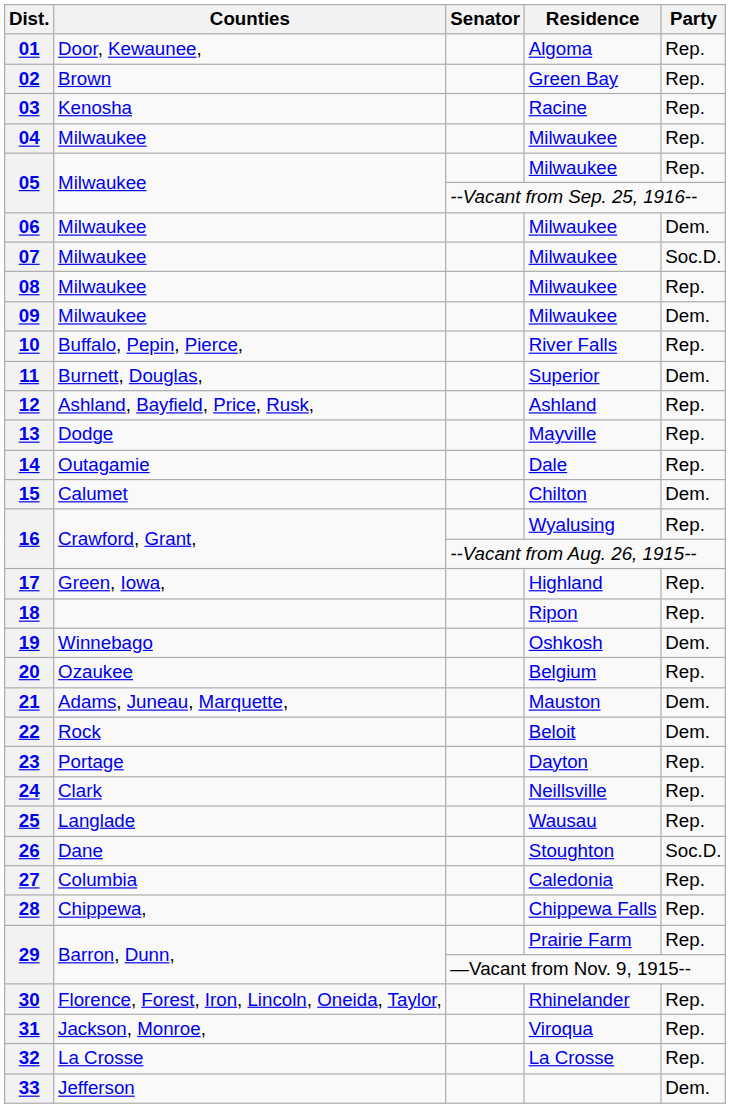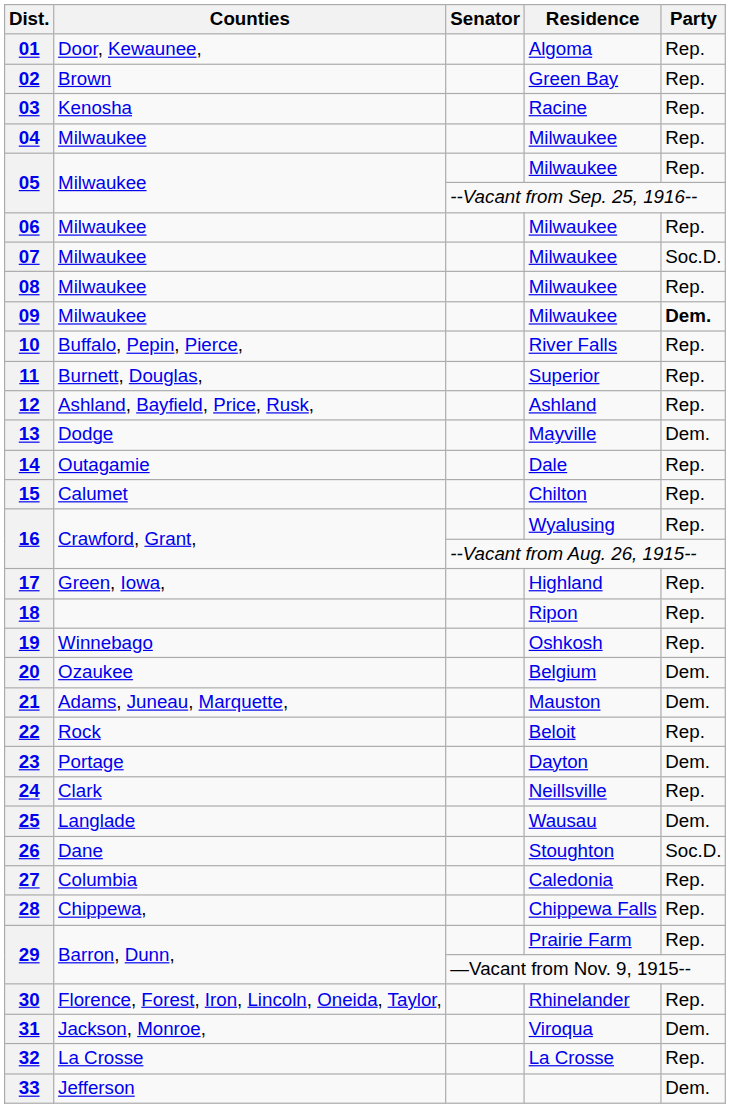(688, 227) Dem. -> (685, 227) Rep.
(688, 316) normal -> (688, 316) bold
(688, 375) Dem. -> (685, 375) Rep.
(685, 434) Rep. -> (688, 434) Dem.
(688, 494) Dem. -> (685, 494) Rep.
(688, 642) Dem. -> (685, 642) Rep.
(685, 672) Rep. -> (688, 672) Dem.
(688, 731) Dem. -> (685, 731) Rep.
(685, 761) Rep. -> (688, 761) Dem.
(685, 820) Rep. -> (688, 820) Dem.
(685, 1028) Rep. -> (688, 1028) Dem.
